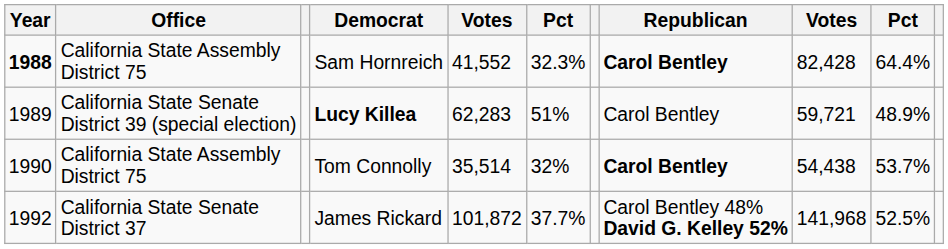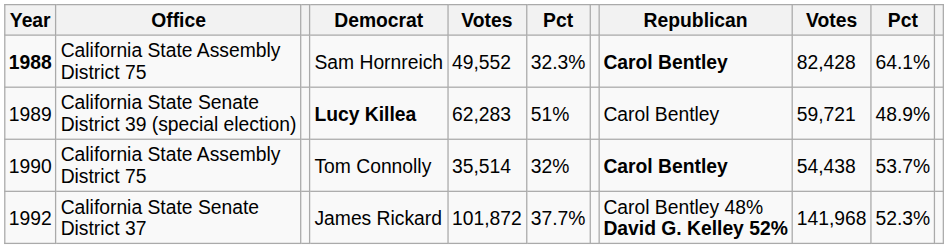(482, 61) 41,552 -> (482, 61) 49,552
(903, 61) 64.4% -> (903, 61) 64.1%
(903, 218) 52.5% -> (903, 218) 52.3%
